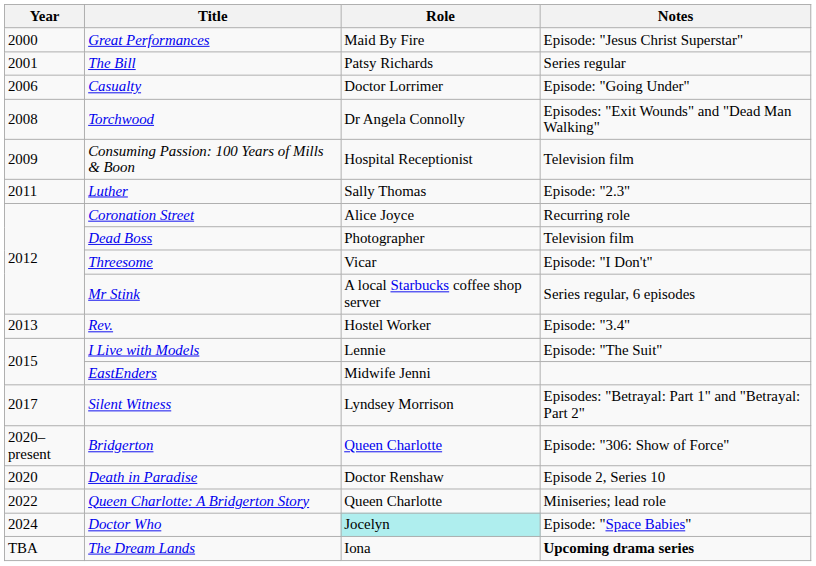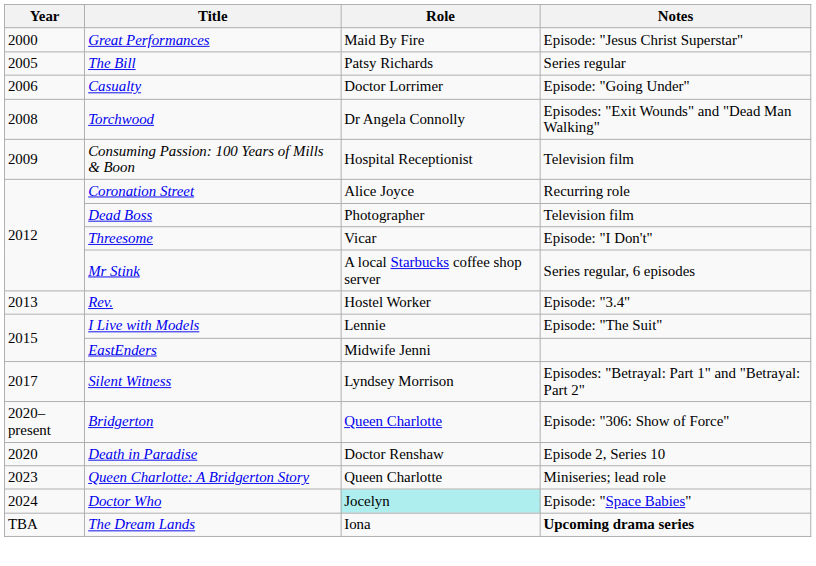(23, 63) 2001 -> (23, 63) 2005
- row: (108, 191)
(23, 501) 2022 -> (23, 477) 2023
